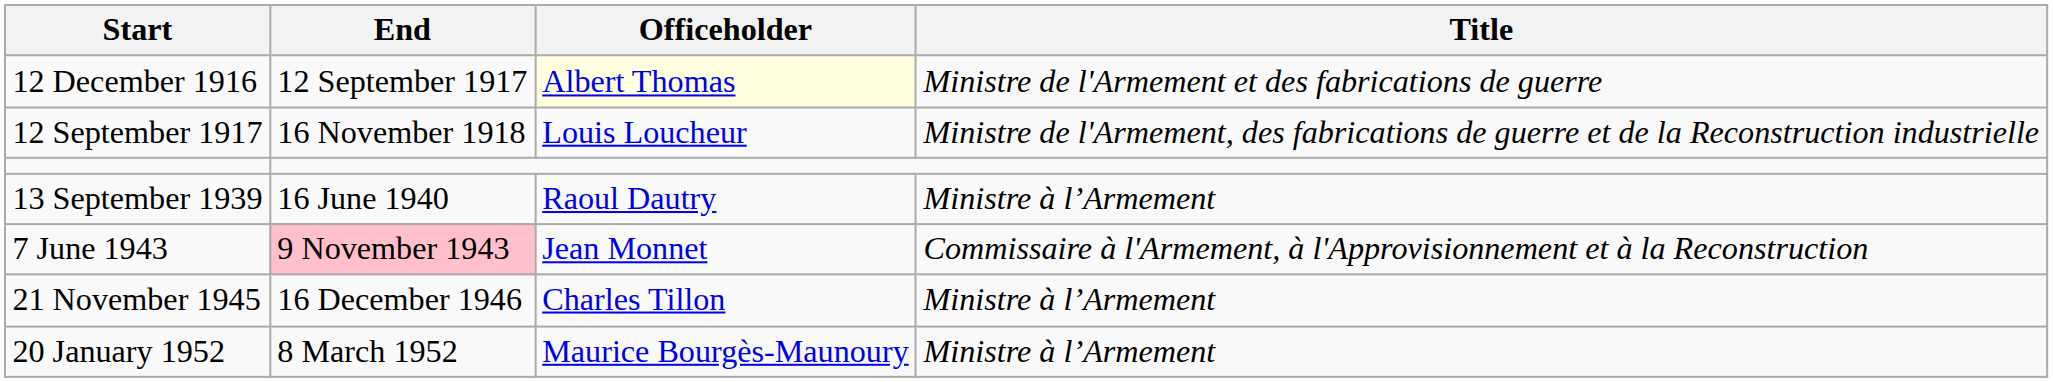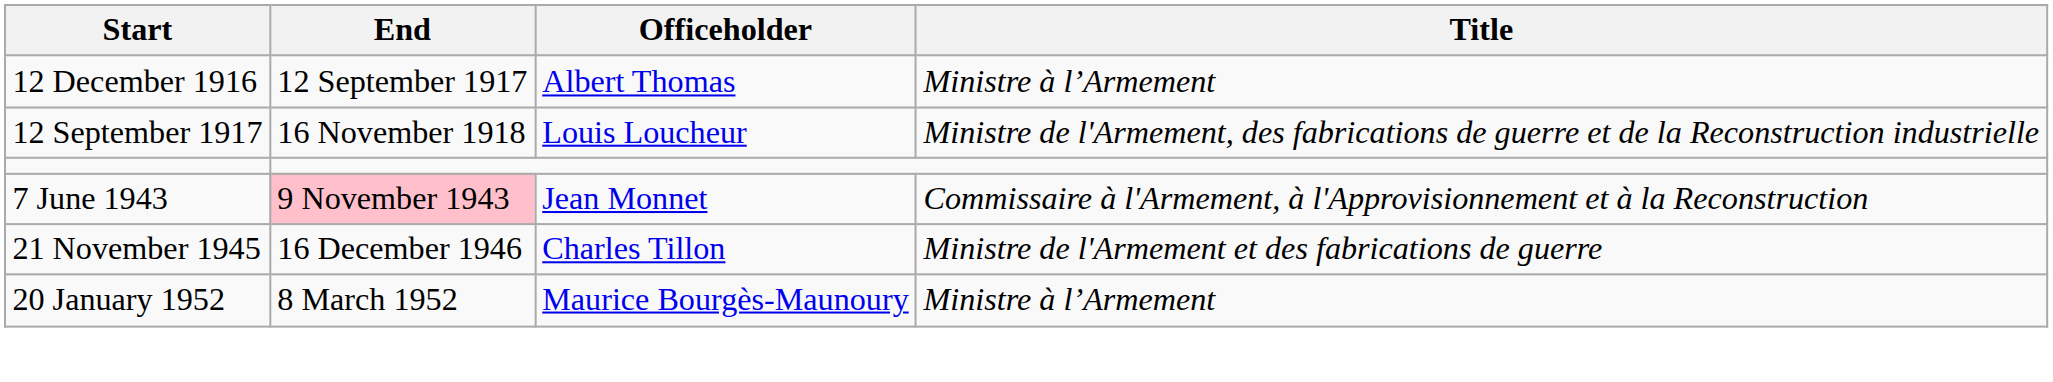(639, 81) lightyellow background -> (639, 81) no background
(1263, 81) Ministre de l'Armement et des fabrications de guerre -> (1069, 81) Ministre à l’Armement
- row: (137, 197)
(1069, 299) Ministre à l’Armement -> (1263, 248) Ministre de l'Armement et des fabrications de guerre
